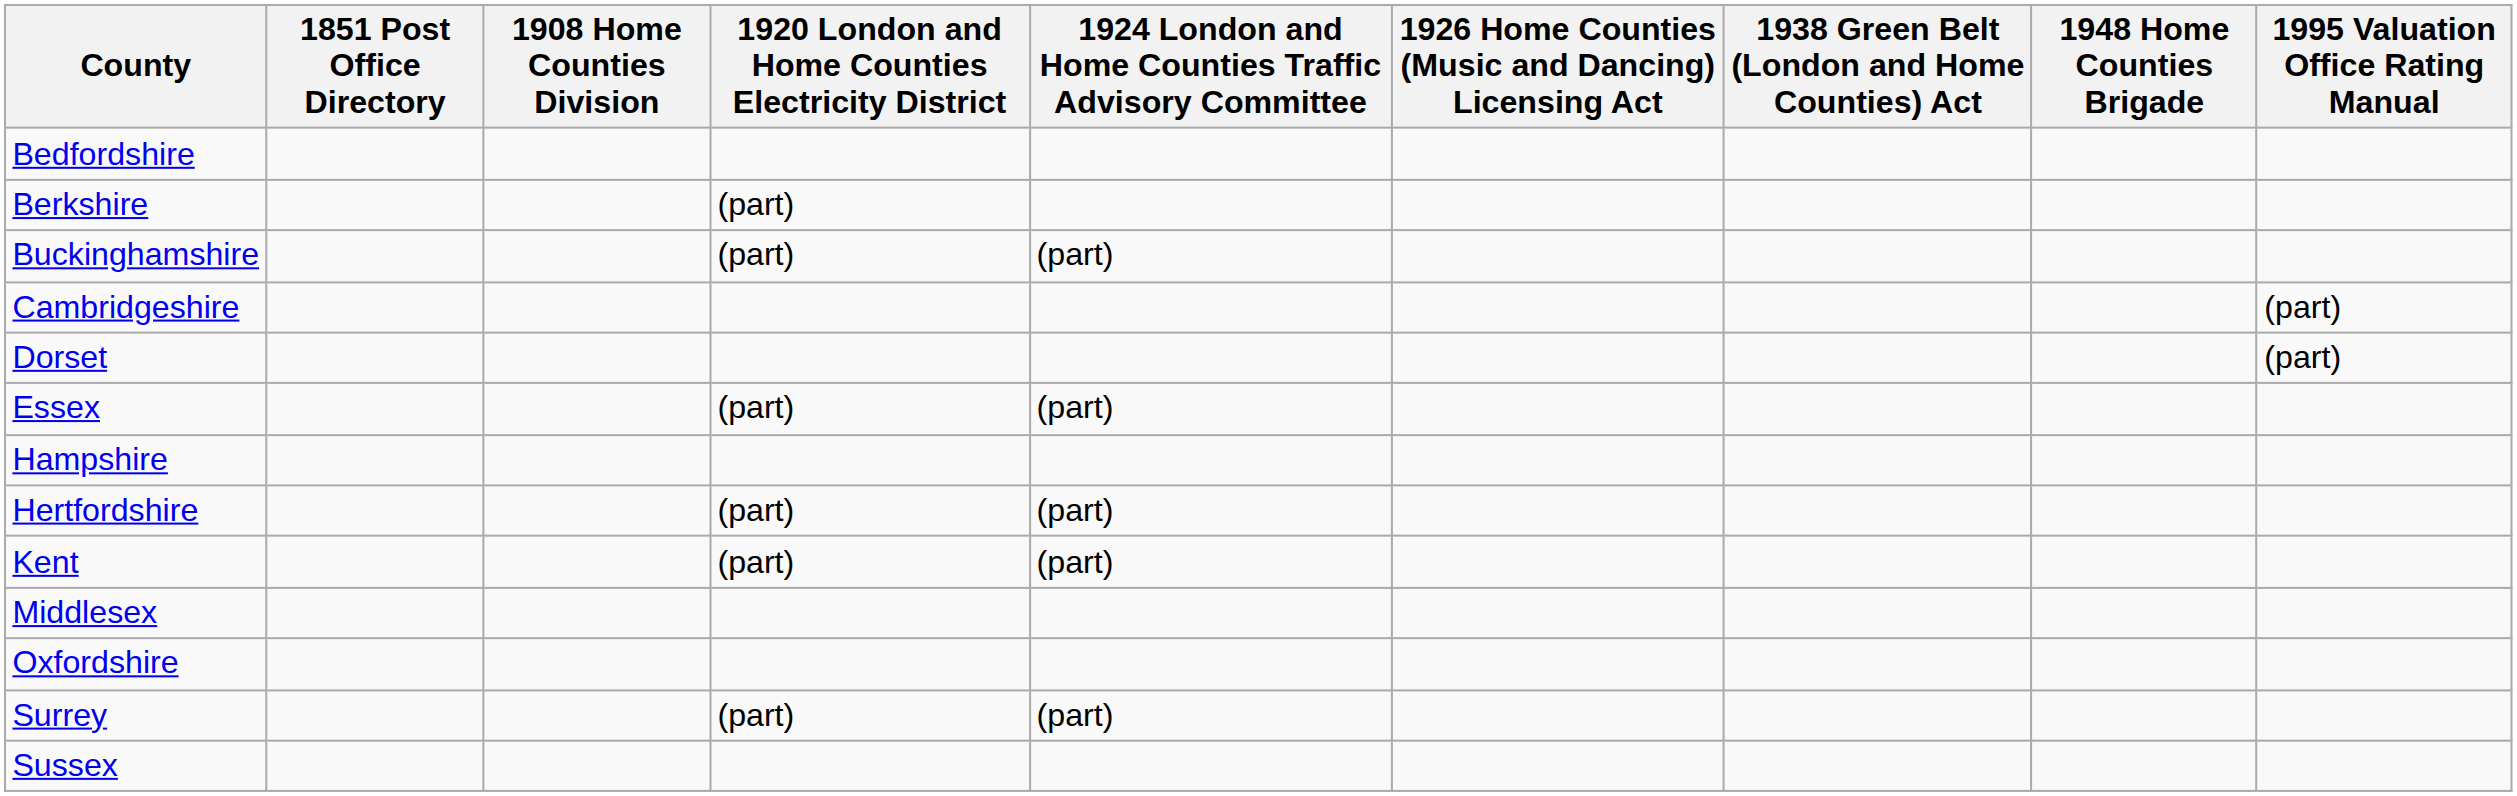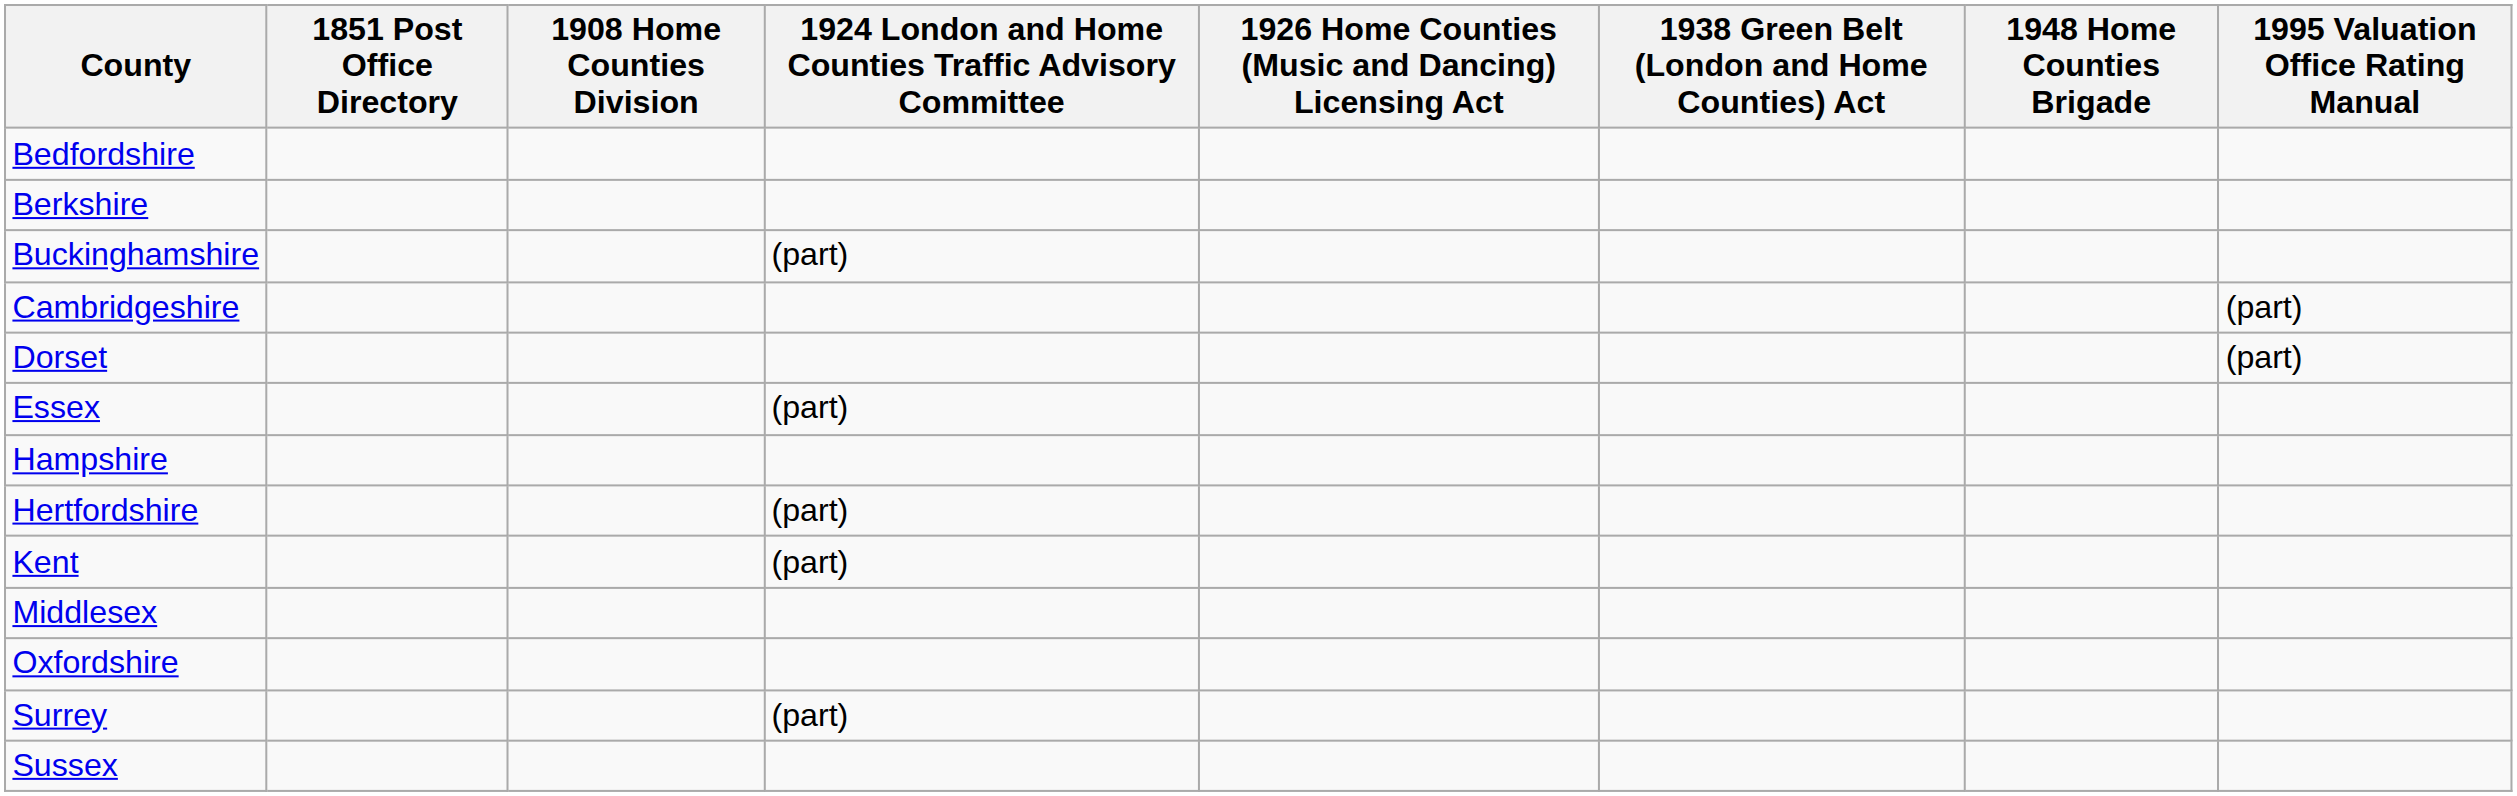- column: (870, 66)
